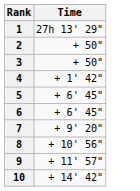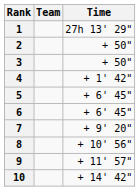+ column: (48, 13)
